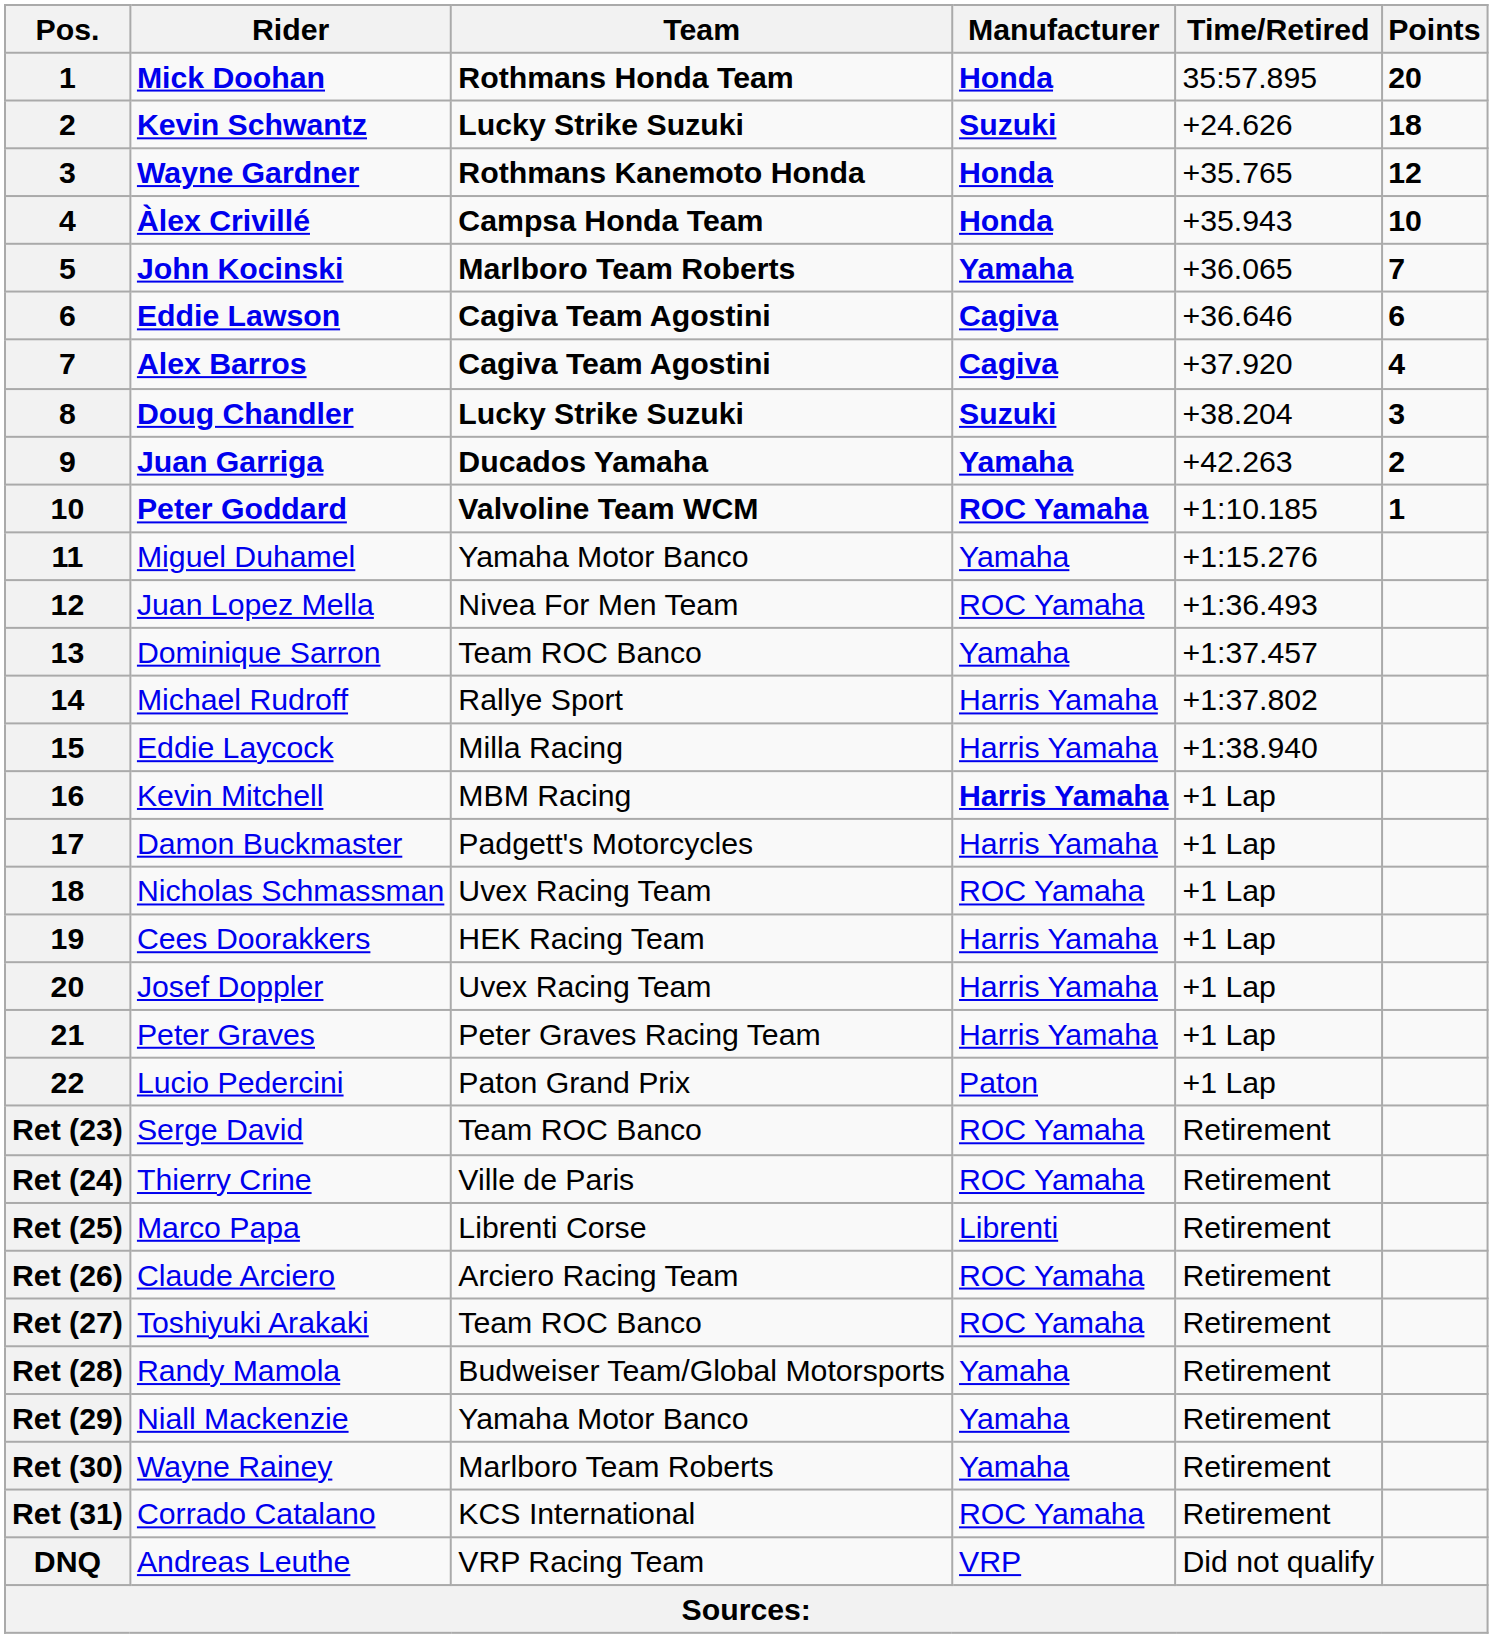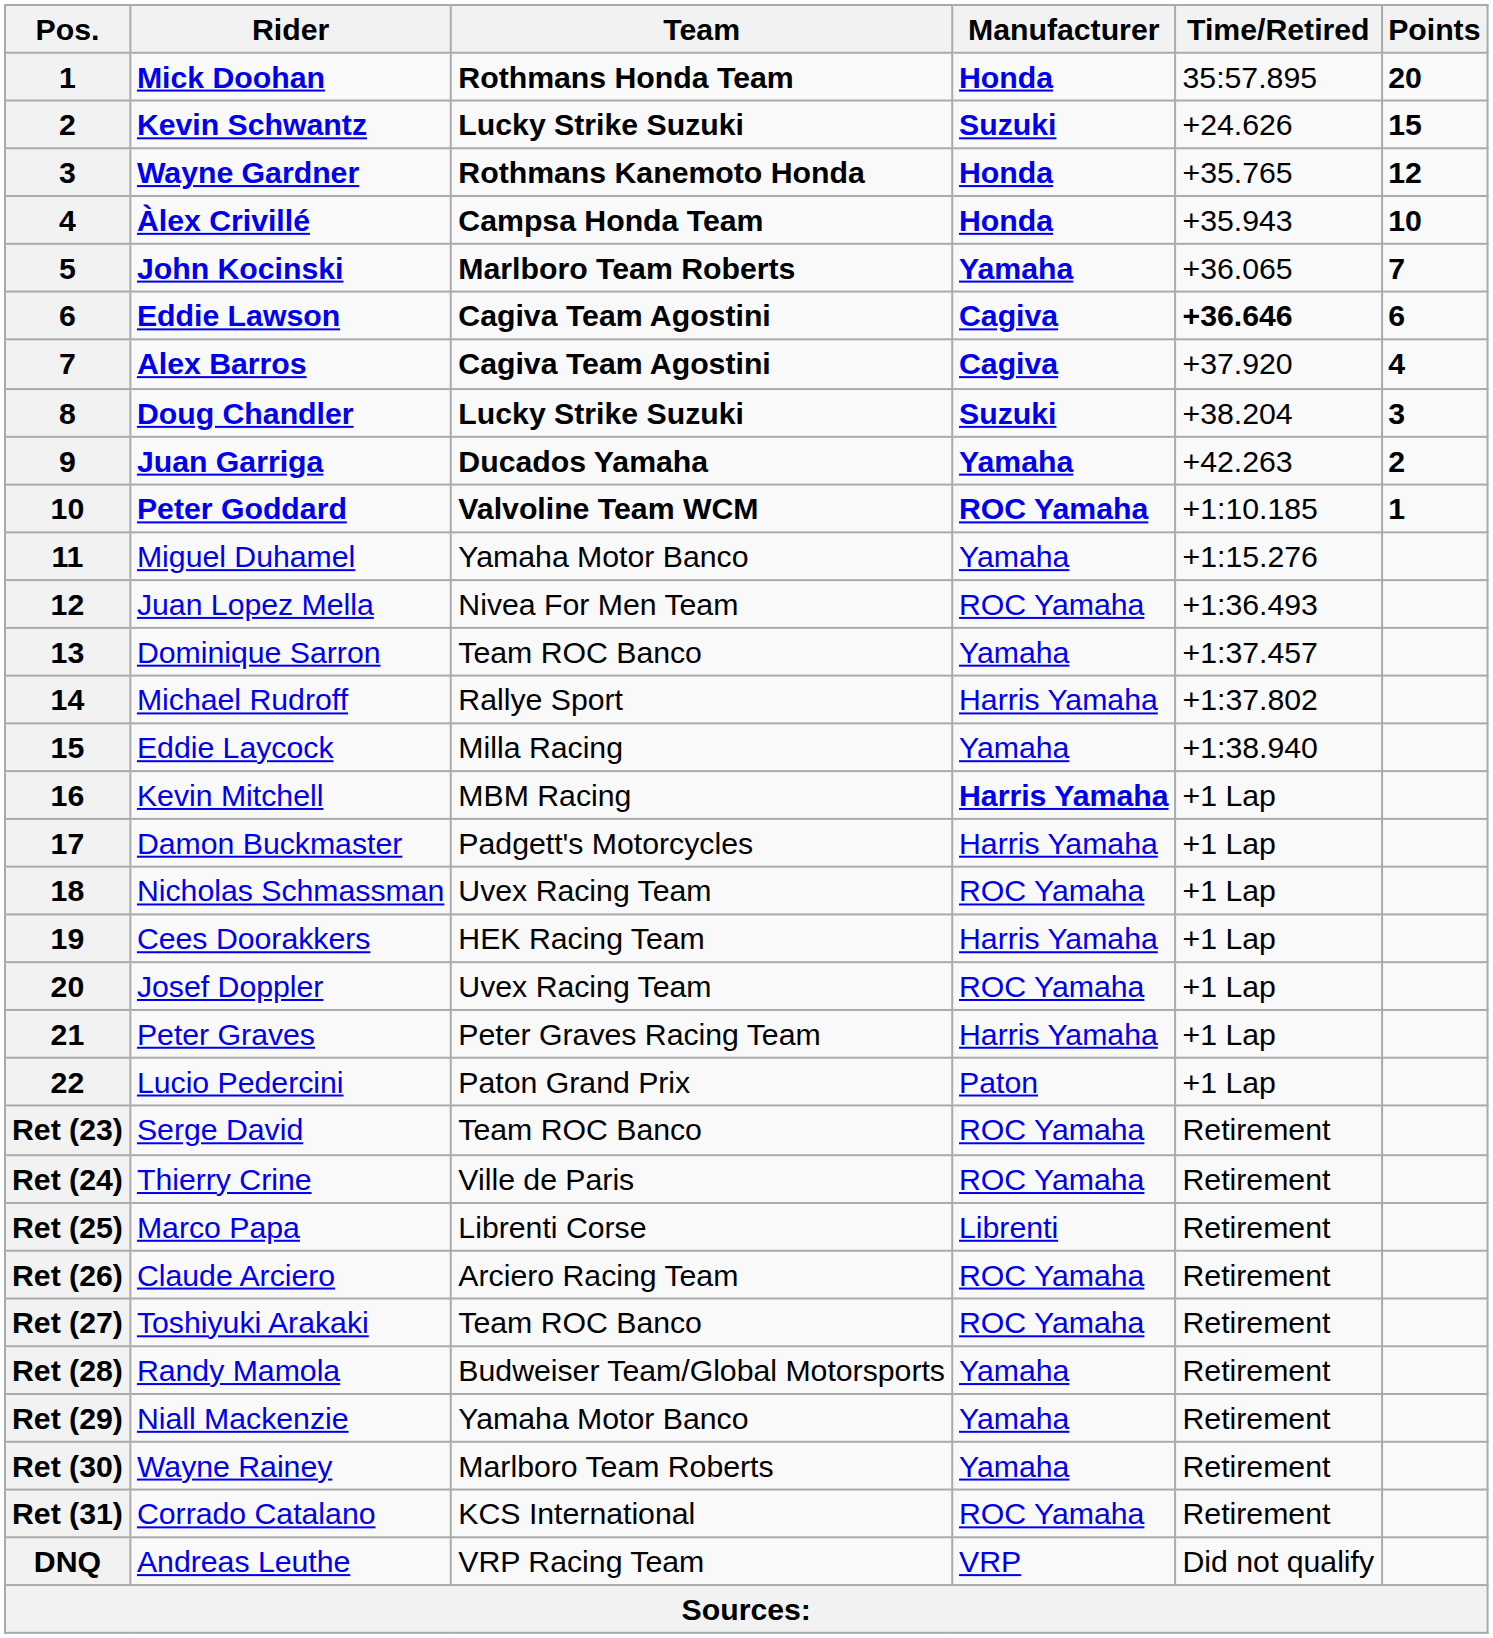(1405, 125) 18 -> (1405, 125) 15
(1238, 316) normal -> (1238, 316) bold
(1058, 747) Harris Yamaha -> (1014, 747) Yamaha
(1058, 987) Harris Yamaha -> (1052, 987) ROC Yamaha
